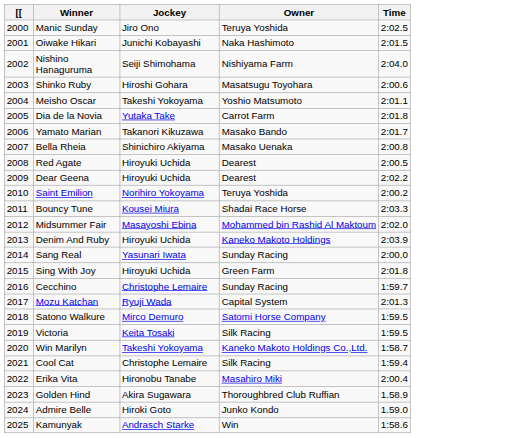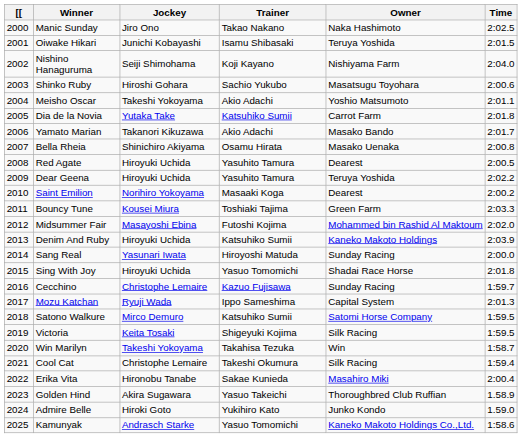+ column: (273, 12)
(255, 28) Teruya Yoshida -> (364, 28) Naka Hashimoto
(258, 43) Naka Hashimoto -> (361, 43) Teruya Yoshida
(239, 178) Dearest -> (361, 178) Teruya Yoshida
(255, 194) Teruya Yoshida -> (345, 194) Dearest
(264, 209) Shadai Race Horse -> (355, 209) Green Farm
(248, 271) Green Farm -> (371, 271) Shadai Race Horse
(295, 348) Kaneko Makoto Holdings Co.,Ltd. -> (337, 348) Win
(230, 426) Win -> (401, 426) Kaneko Makoto Holdings Co.,Ltd.
